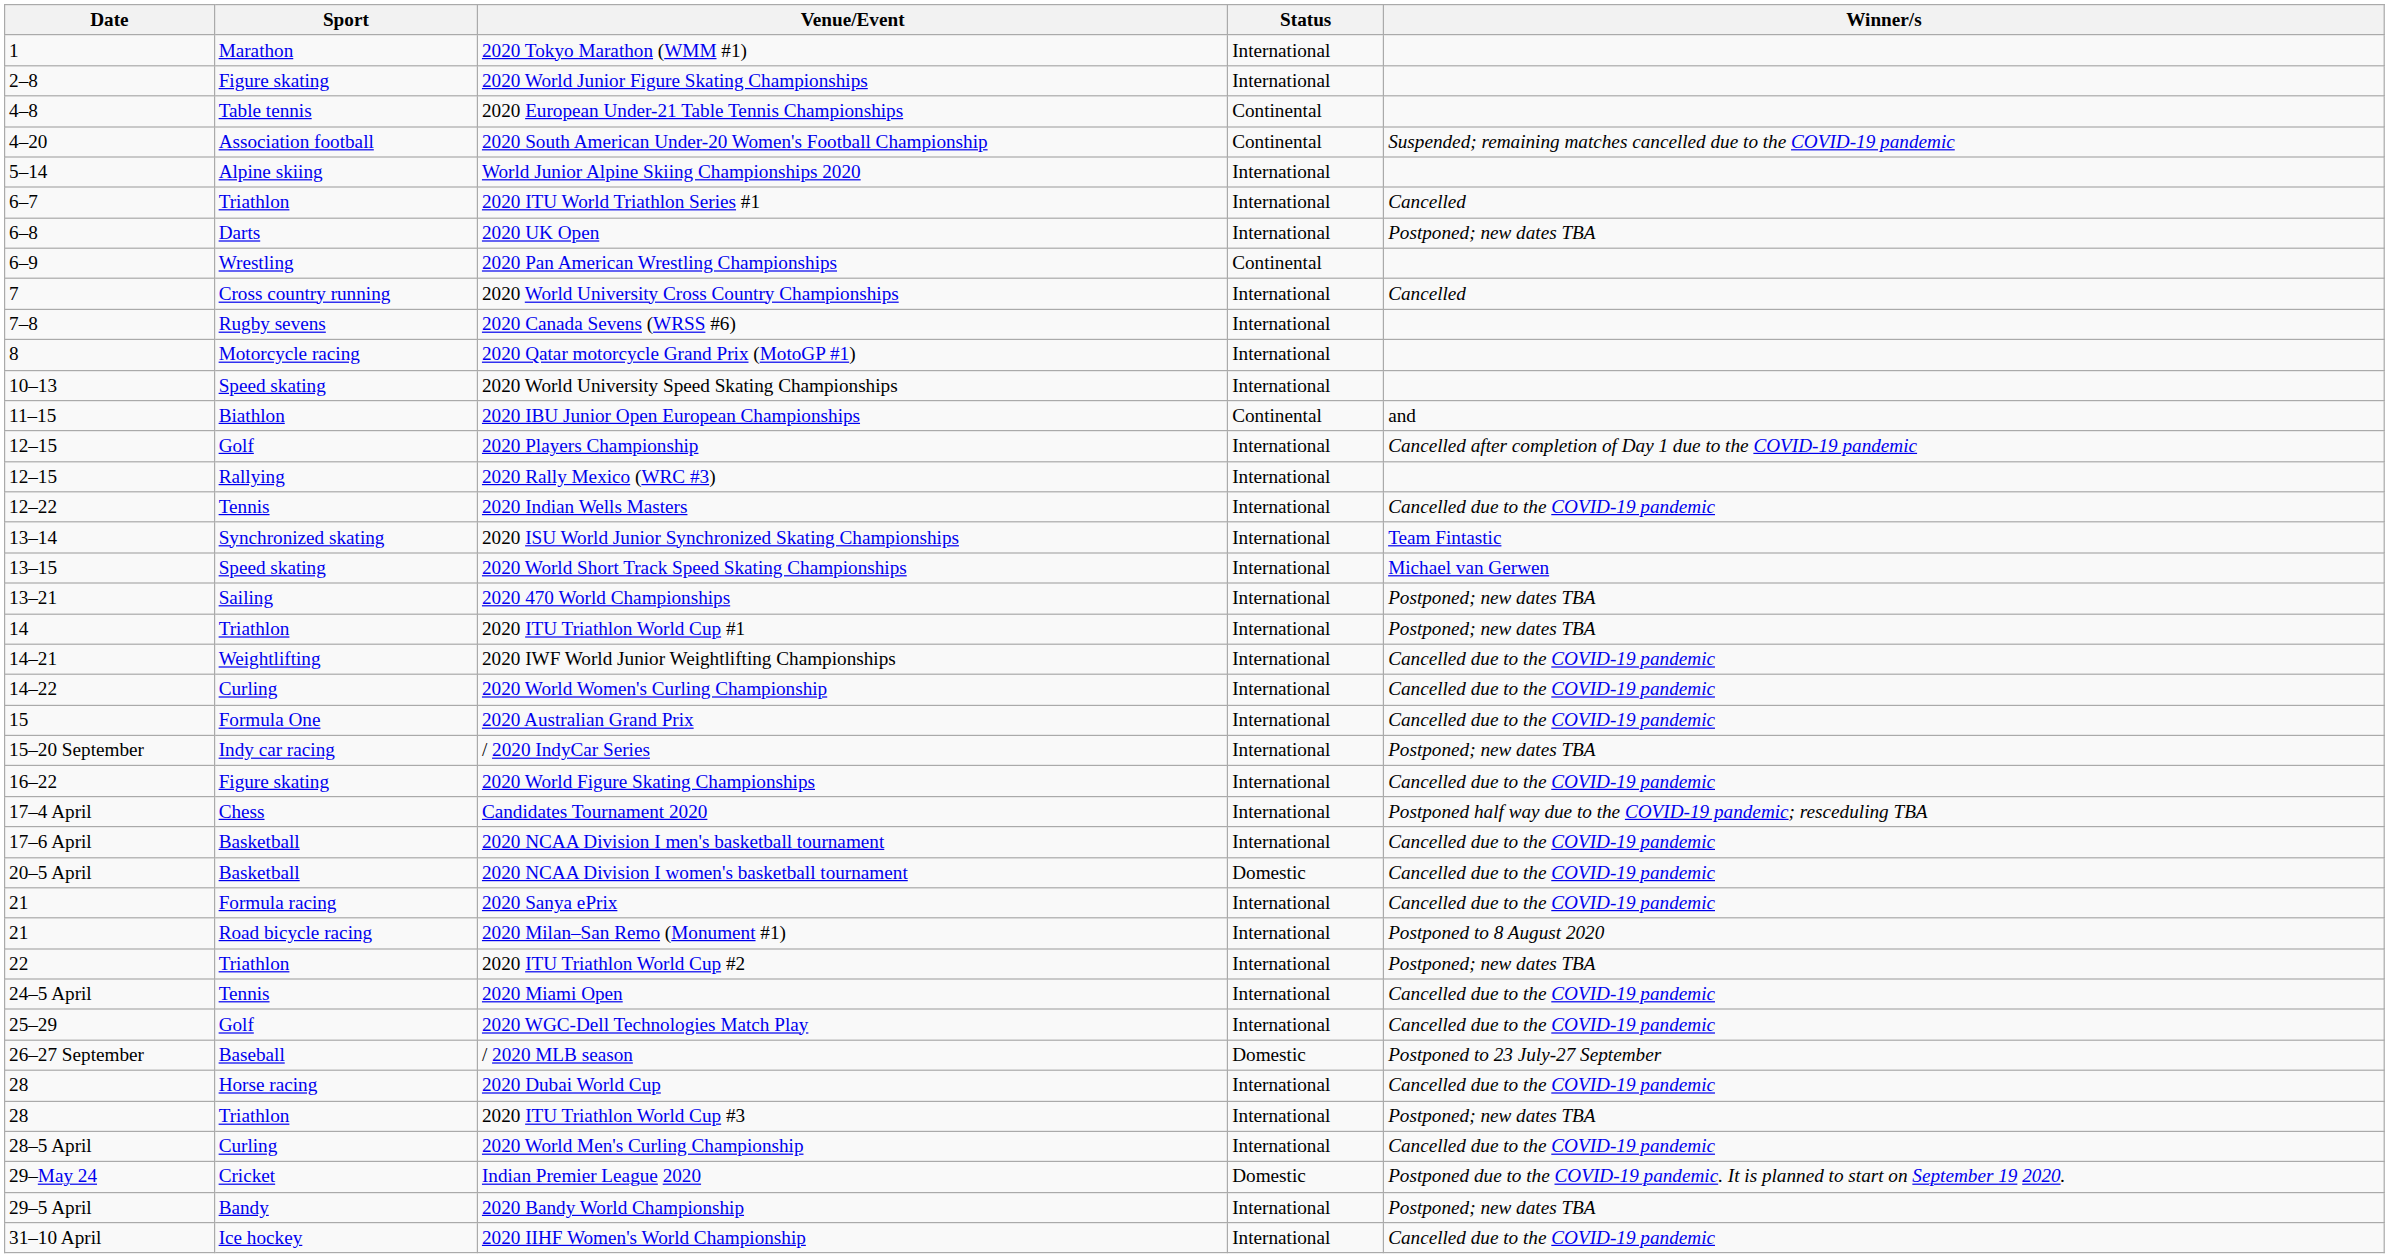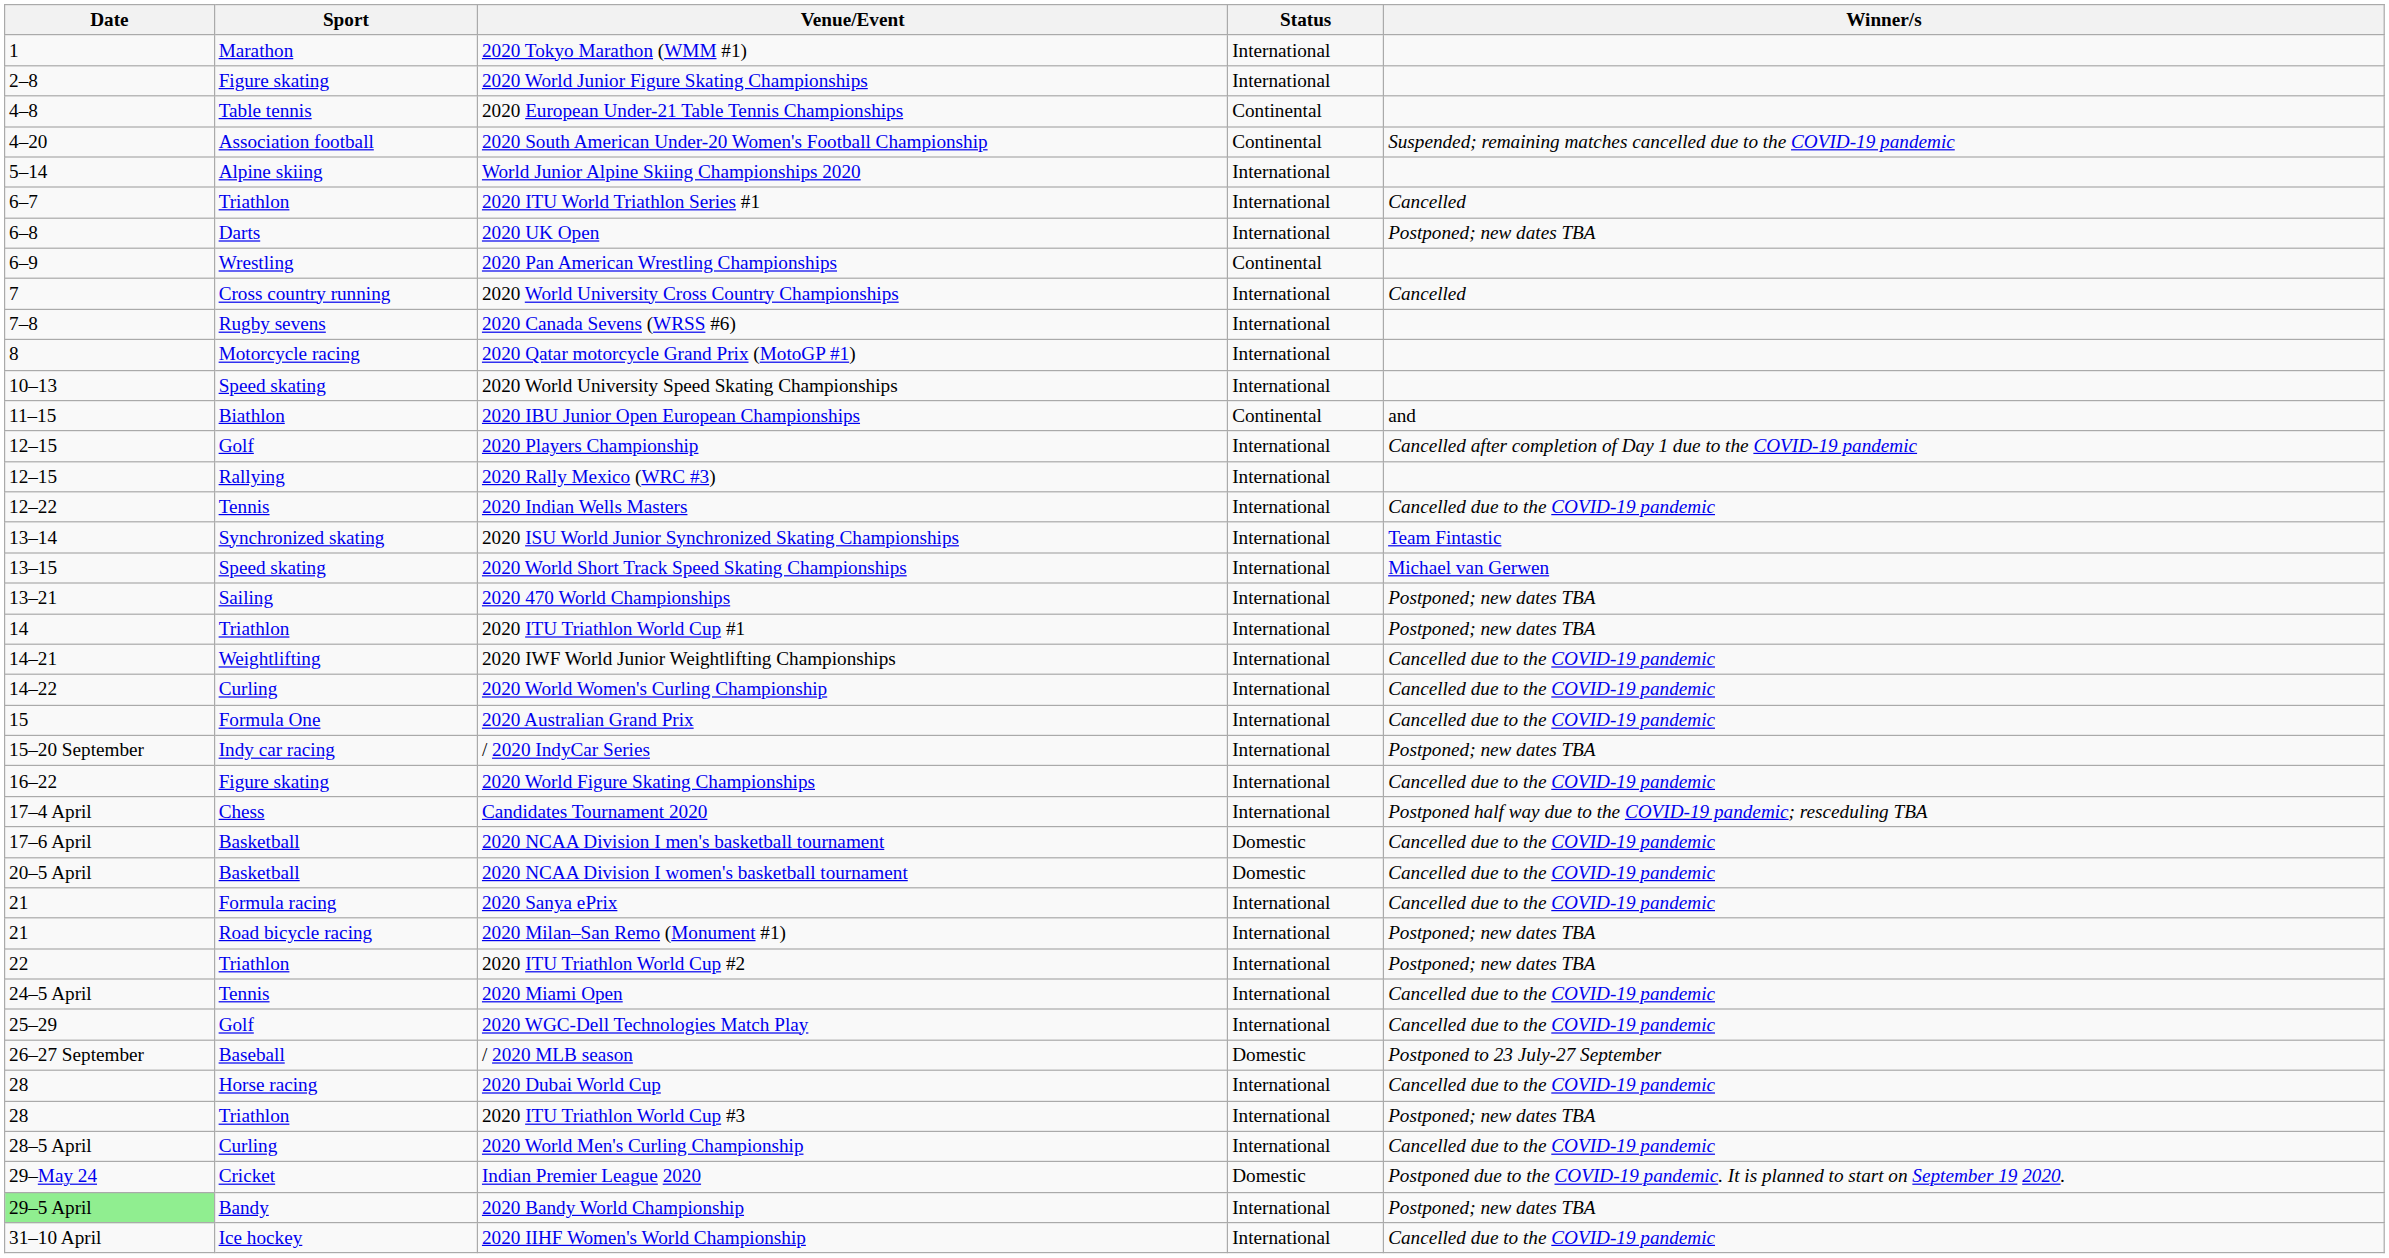(1281, 841) International -> (1269, 841) Domestic
(1496, 933) Postponed to 8 August 2020 -> (1492, 933) Postponed; new dates TBA
(50, 1207) no background -> (50, 1207) lightgreen background
